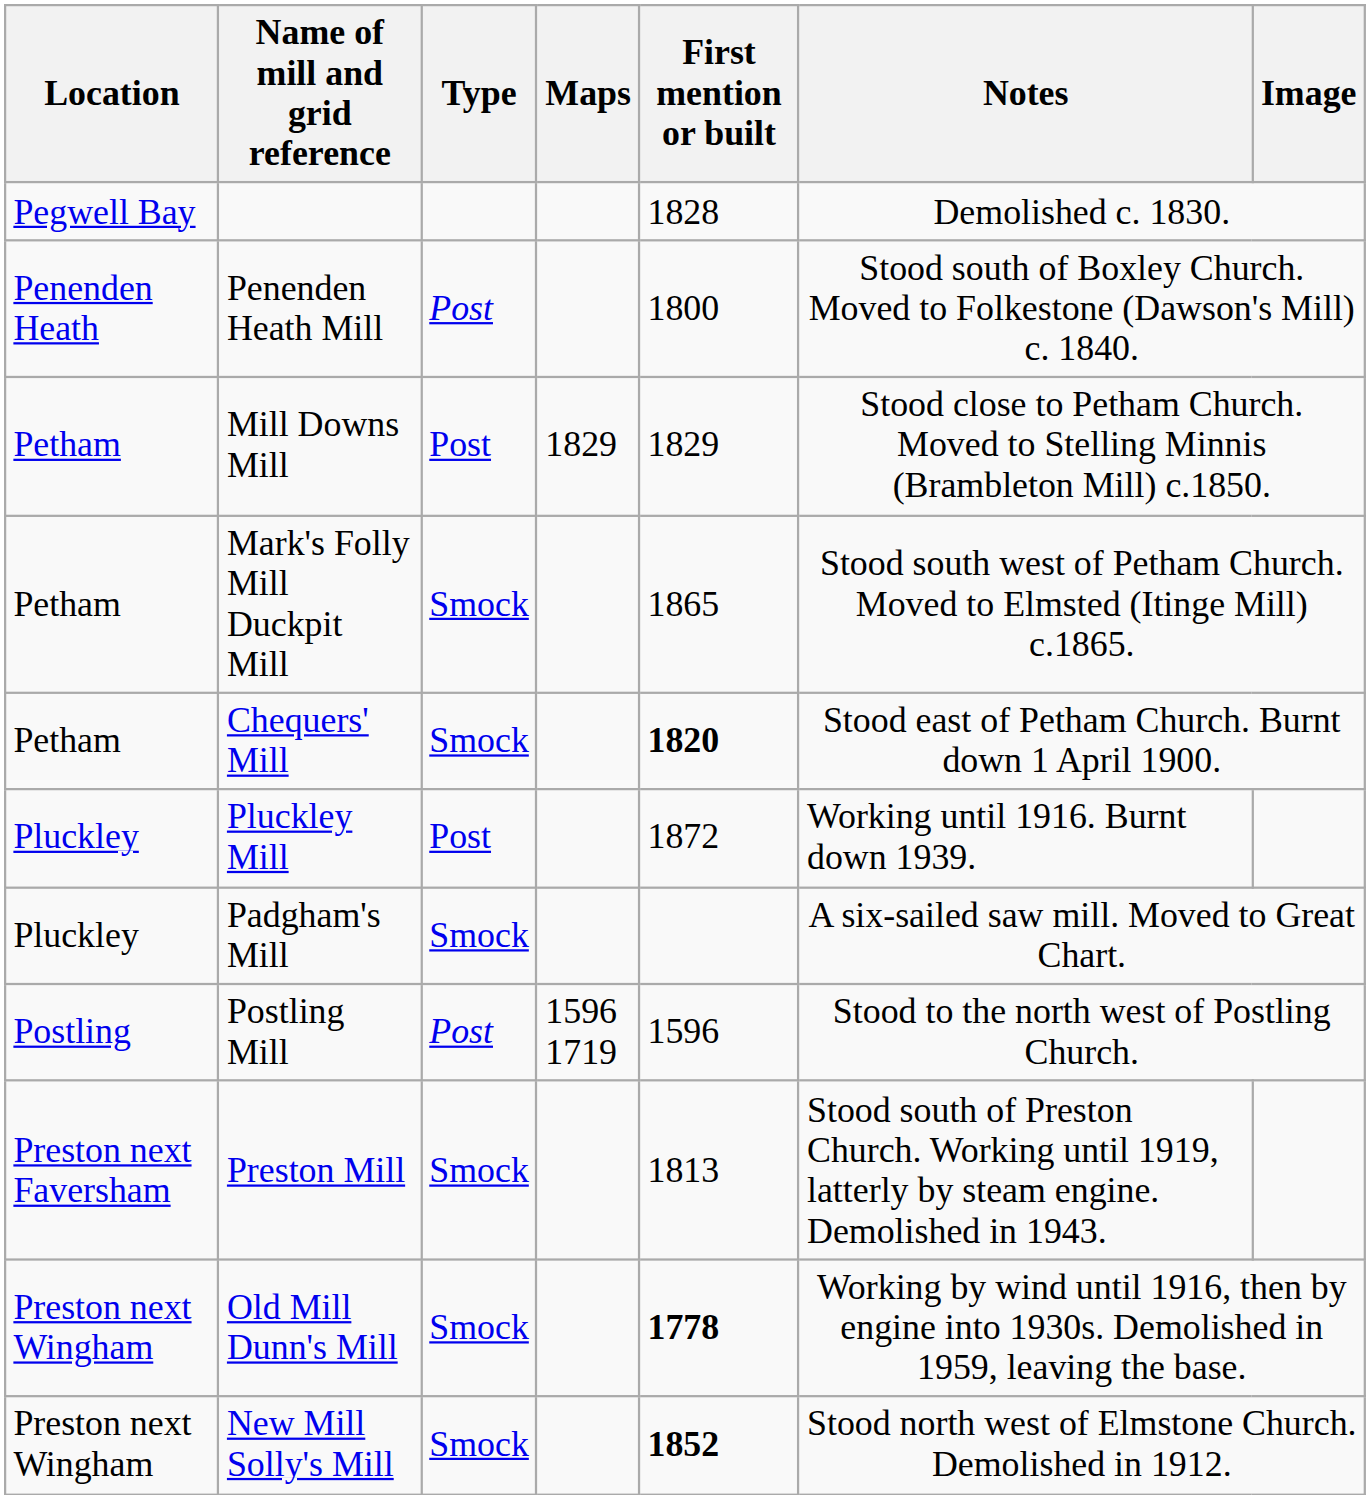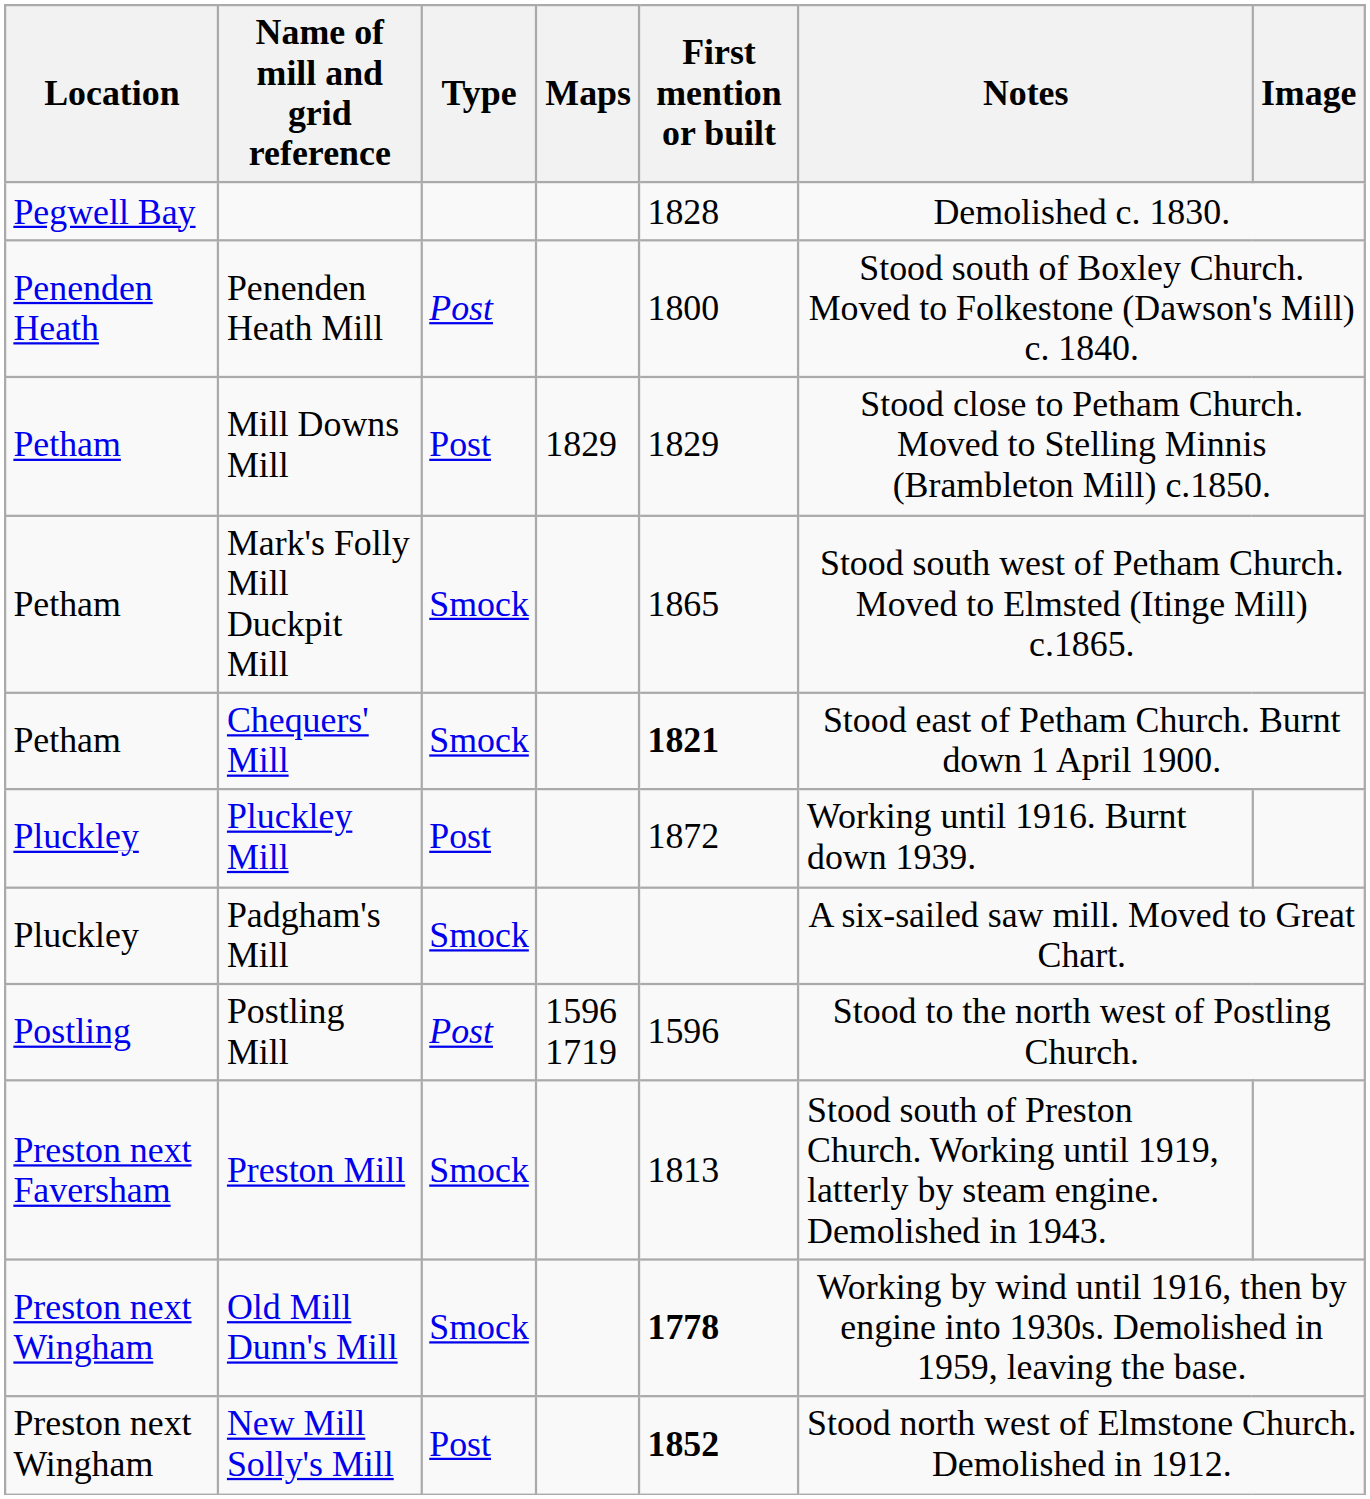(683, 740) 1820 -> (683, 740) 1821
(479, 1444) Smock -> (460, 1444) Post
